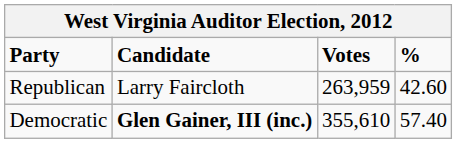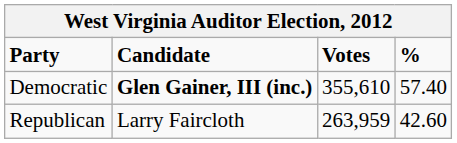rows swapped: (58, 120) <-> (57, 87)
